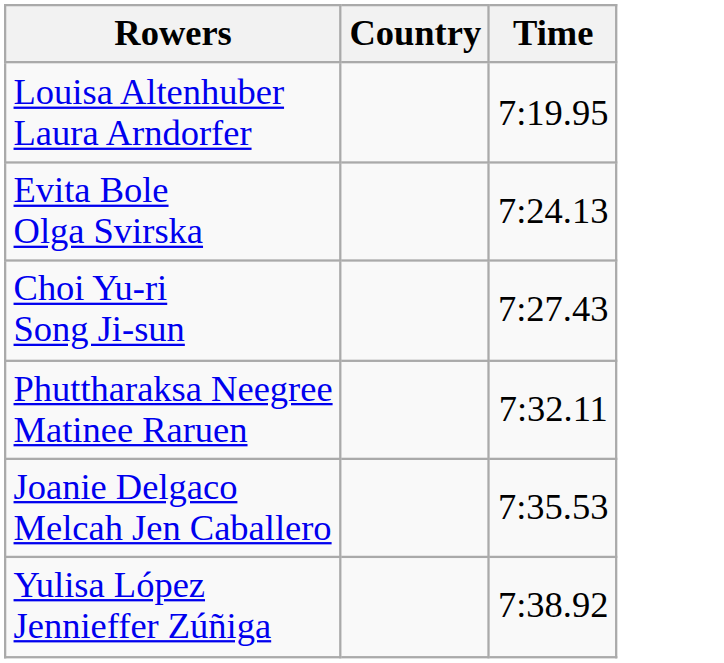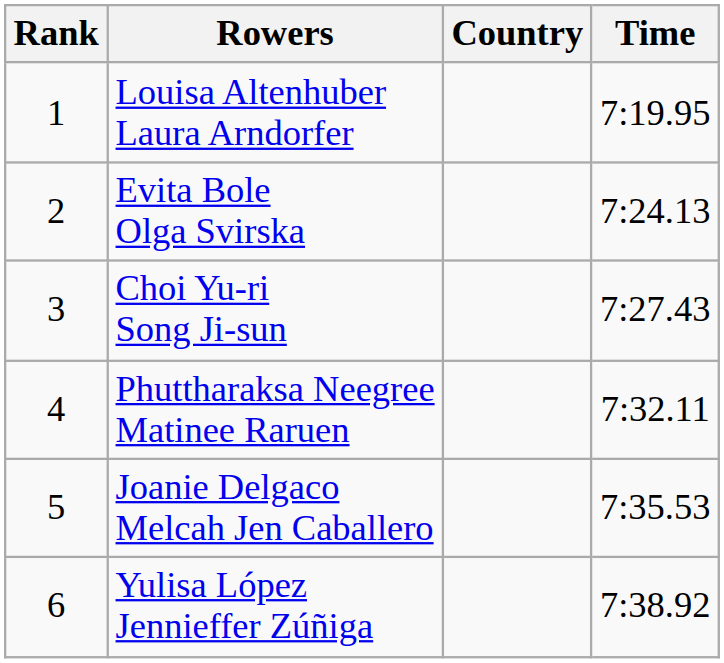+ column: (56, 33)
